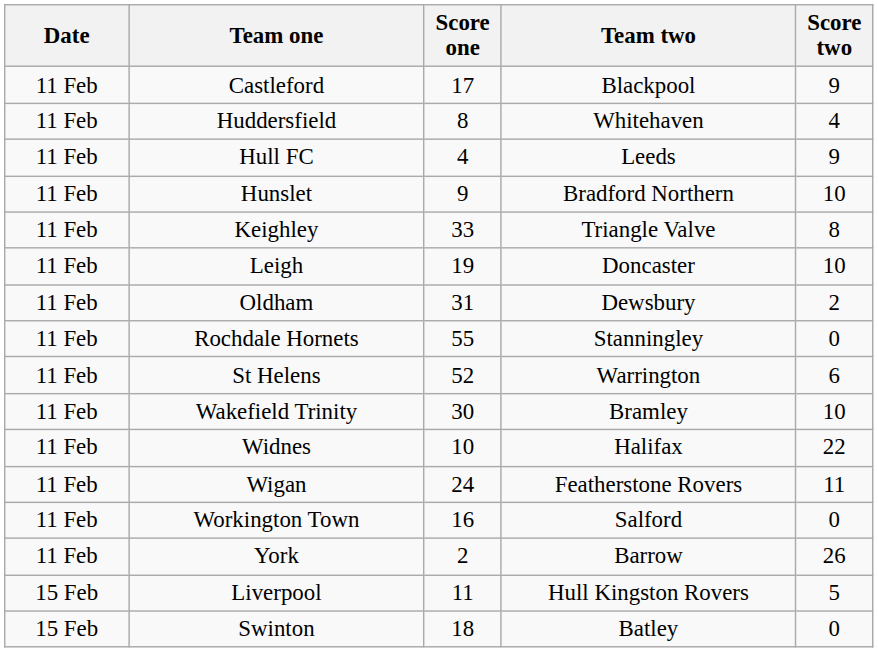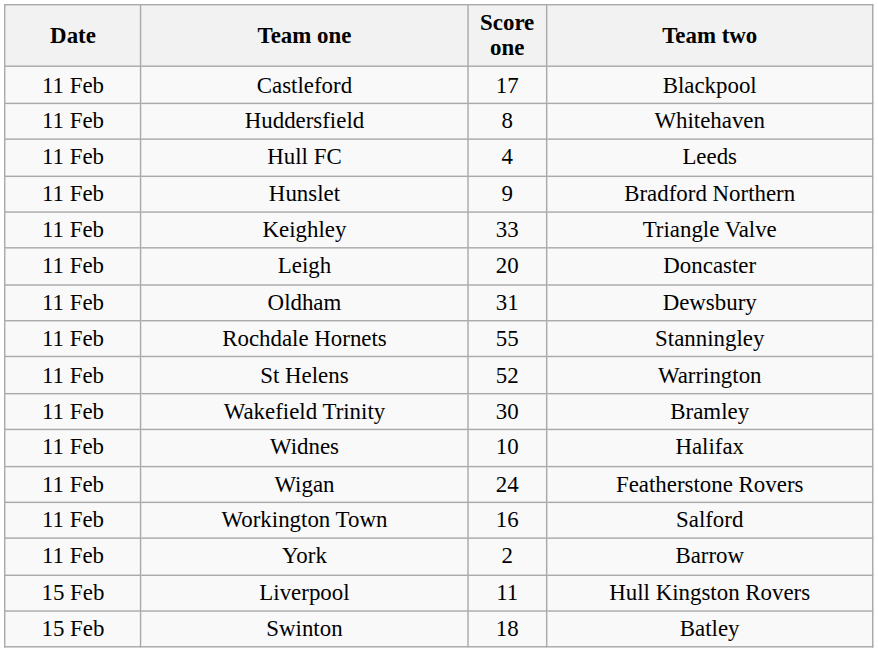- column: (834, 35)
(463, 266) 19 -> (507, 266) 20
